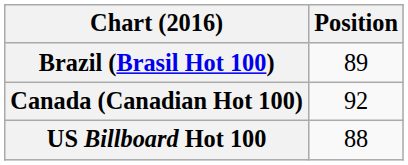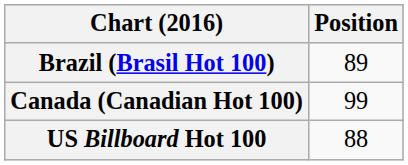(356, 100) 92 -> (356, 100) 99
